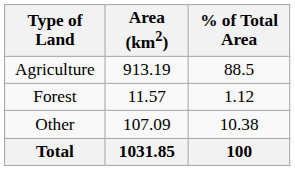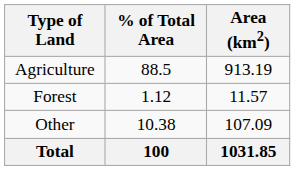columns swapped: (147, 30) <-> (239, 30)
